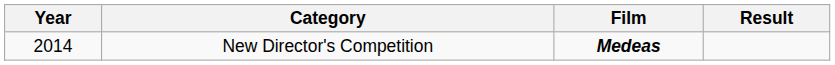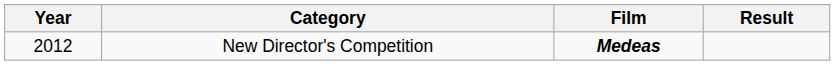(53, 45) 2014 -> (53, 45) 2012
